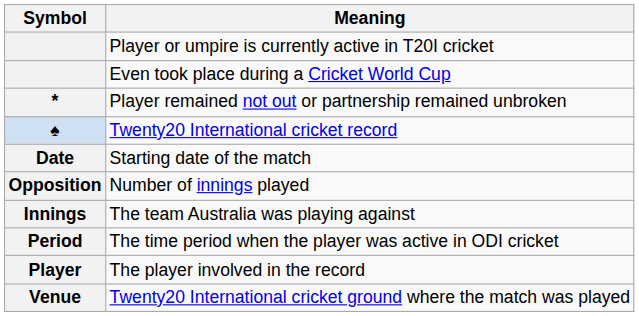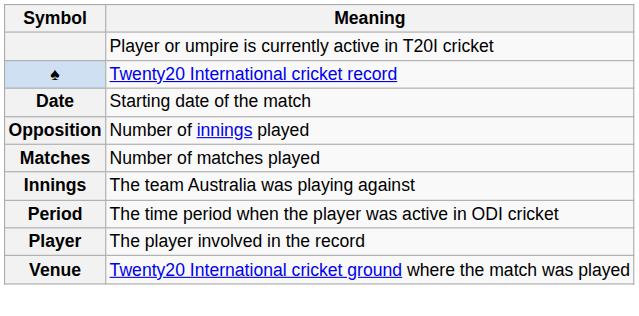- row: (280, 74)
- row: (338, 102)
+ row: (215, 158)
